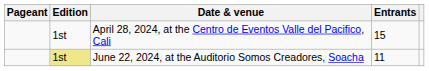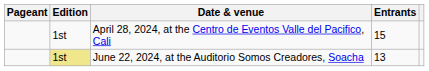(379, 58) 11 -> (380, 58) 13
